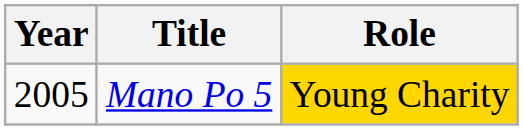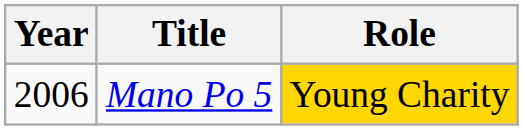(51, 93) 2005 -> (51, 93) 2006
